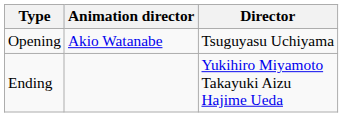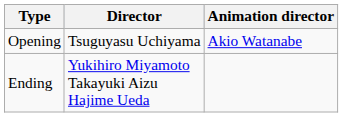columns swapped: (268, 16) <-> (131, 16)
